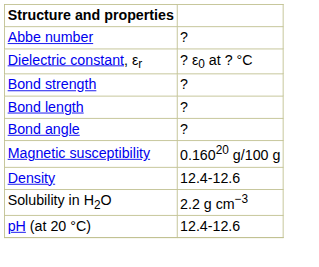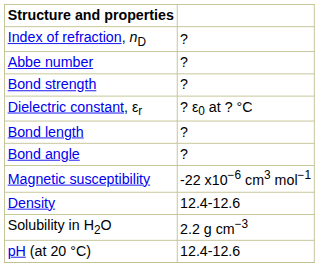+ row: (77, 39)
rows swapped: (75, 61) <-> (52, 85)
(230, 153) 0.16020 g/100 g -> (246, 178) -22 x10−6 cm3 mol−1
